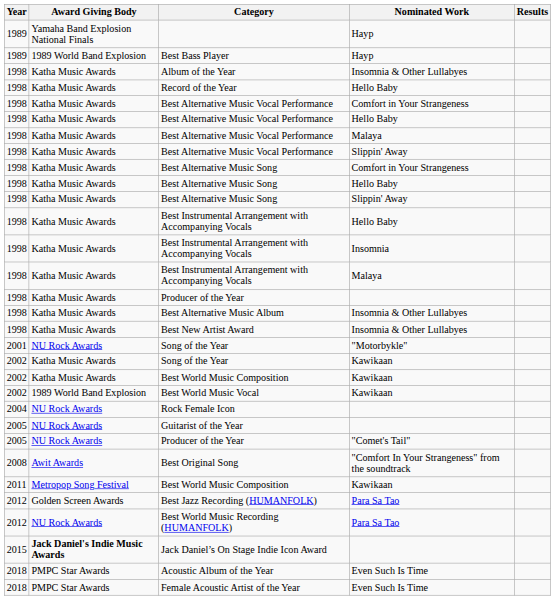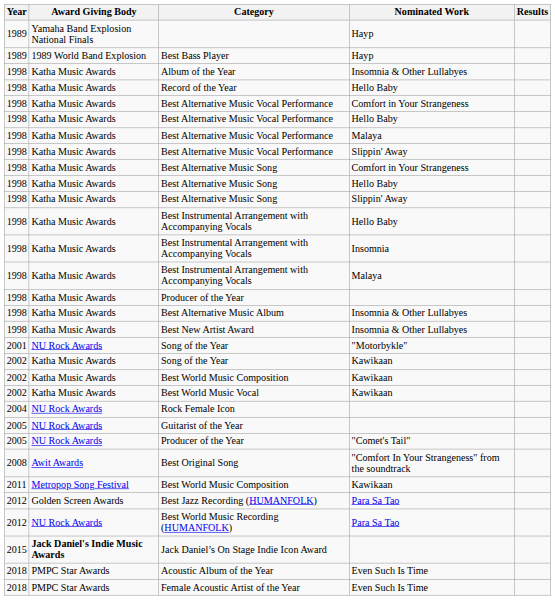(89, 393) 1989 World Band Explosion -> (74, 393) Katha Music Awards
